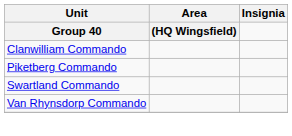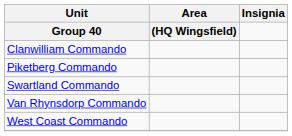+ row: (67, 121)
